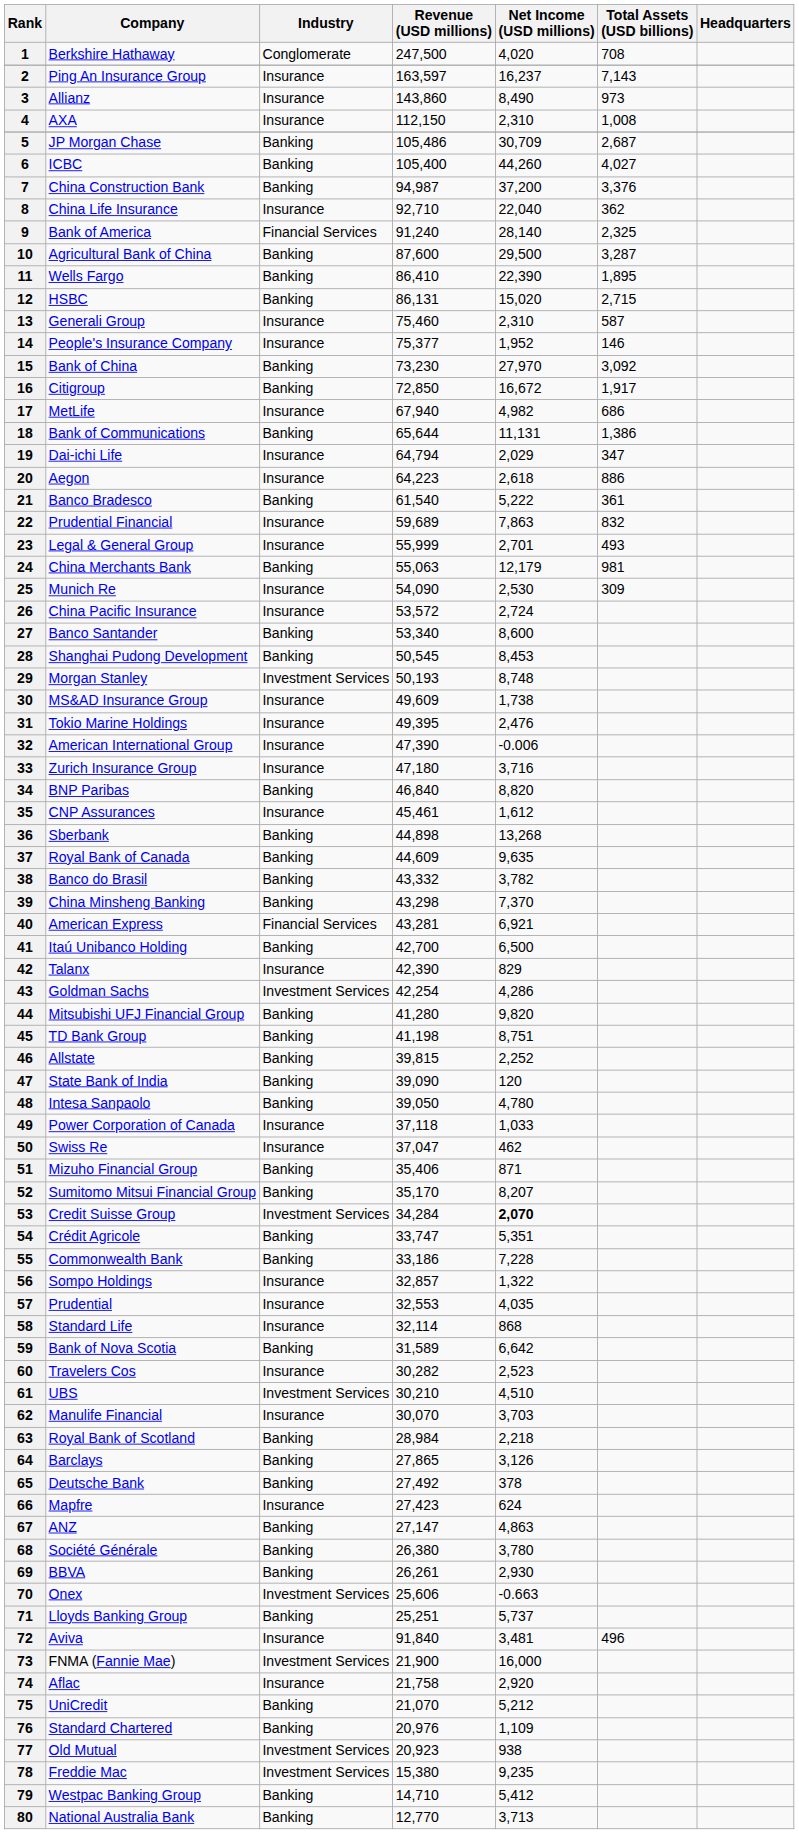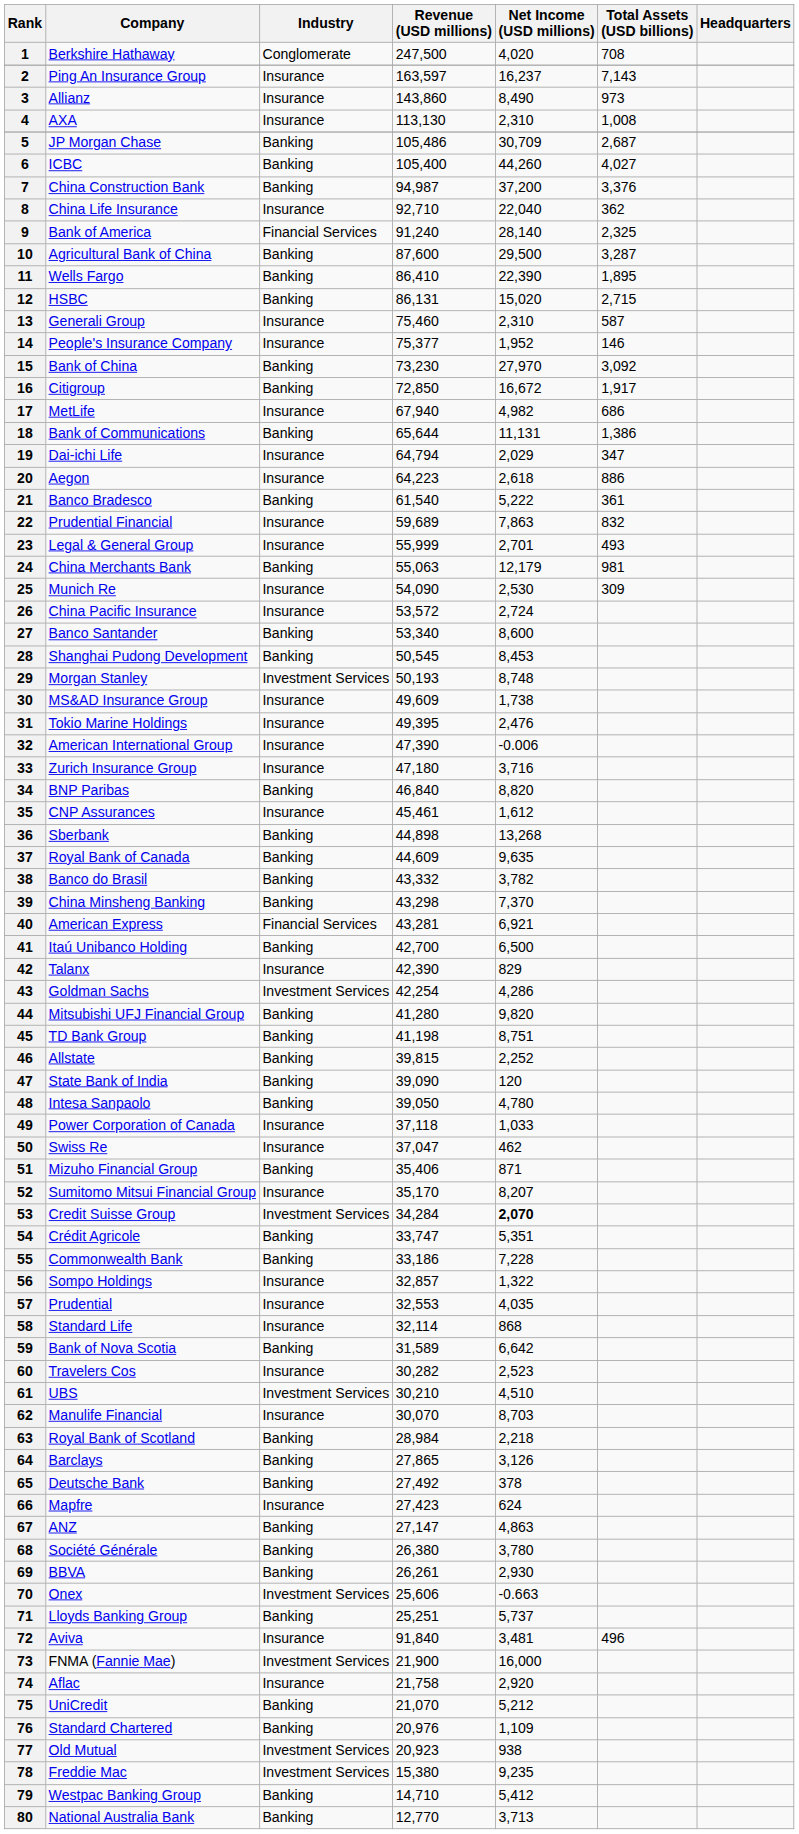(421, 120) 112,150 -> (421, 120) 113,130
(288, 1192) Banking -> (293, 1192) Insurance
(516, 1415) 3,703 -> (516, 1415) 8,703
